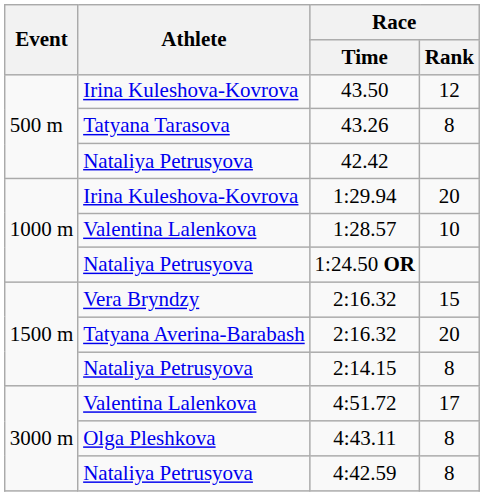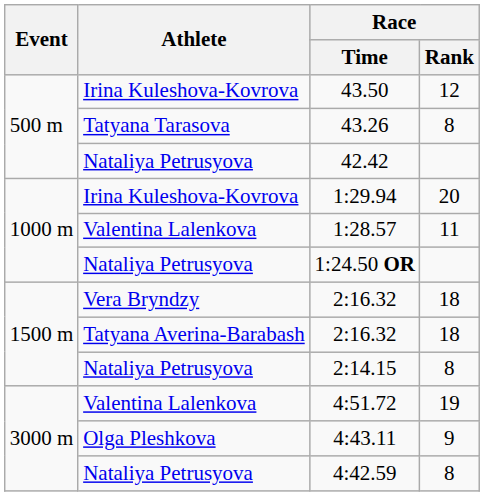(449, 230) 10 -> (449, 230) 11
(449, 299) 15 -> (449, 299) 18
(449, 334) 20 -> (449, 334) 18
(449, 403) 17 -> (449, 403) 19
(449, 438) 8 -> (449, 438) 9
